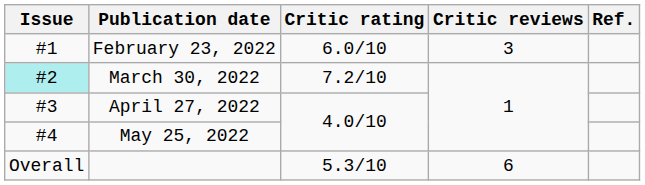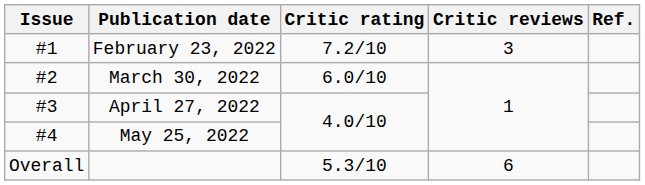(354, 49) 6.0/10 -> (354, 49) 7.2/10
(47, 78) paleturquoise background -> (47, 78) no background
(354, 78) 7.2/10 -> (354, 78) 6.0/10
